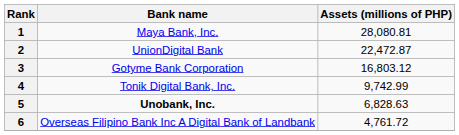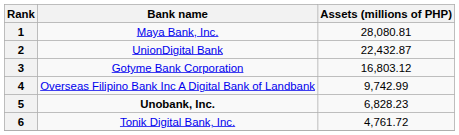(386, 50) 22,472.87 -> (386, 50) 22,432.87
(178, 86) Tonik Digital Bank, Inc. -> (178, 86) Overseas Filipino Bank Inc A Digital Bank of Landbank
(386, 104) 6,828.63 -> (386, 104) 6,828.23
(178, 122) Overseas Filipino Bank Inc A Digital Bank of Landbank -> (178, 122) Tonik Digital Bank, Inc.
